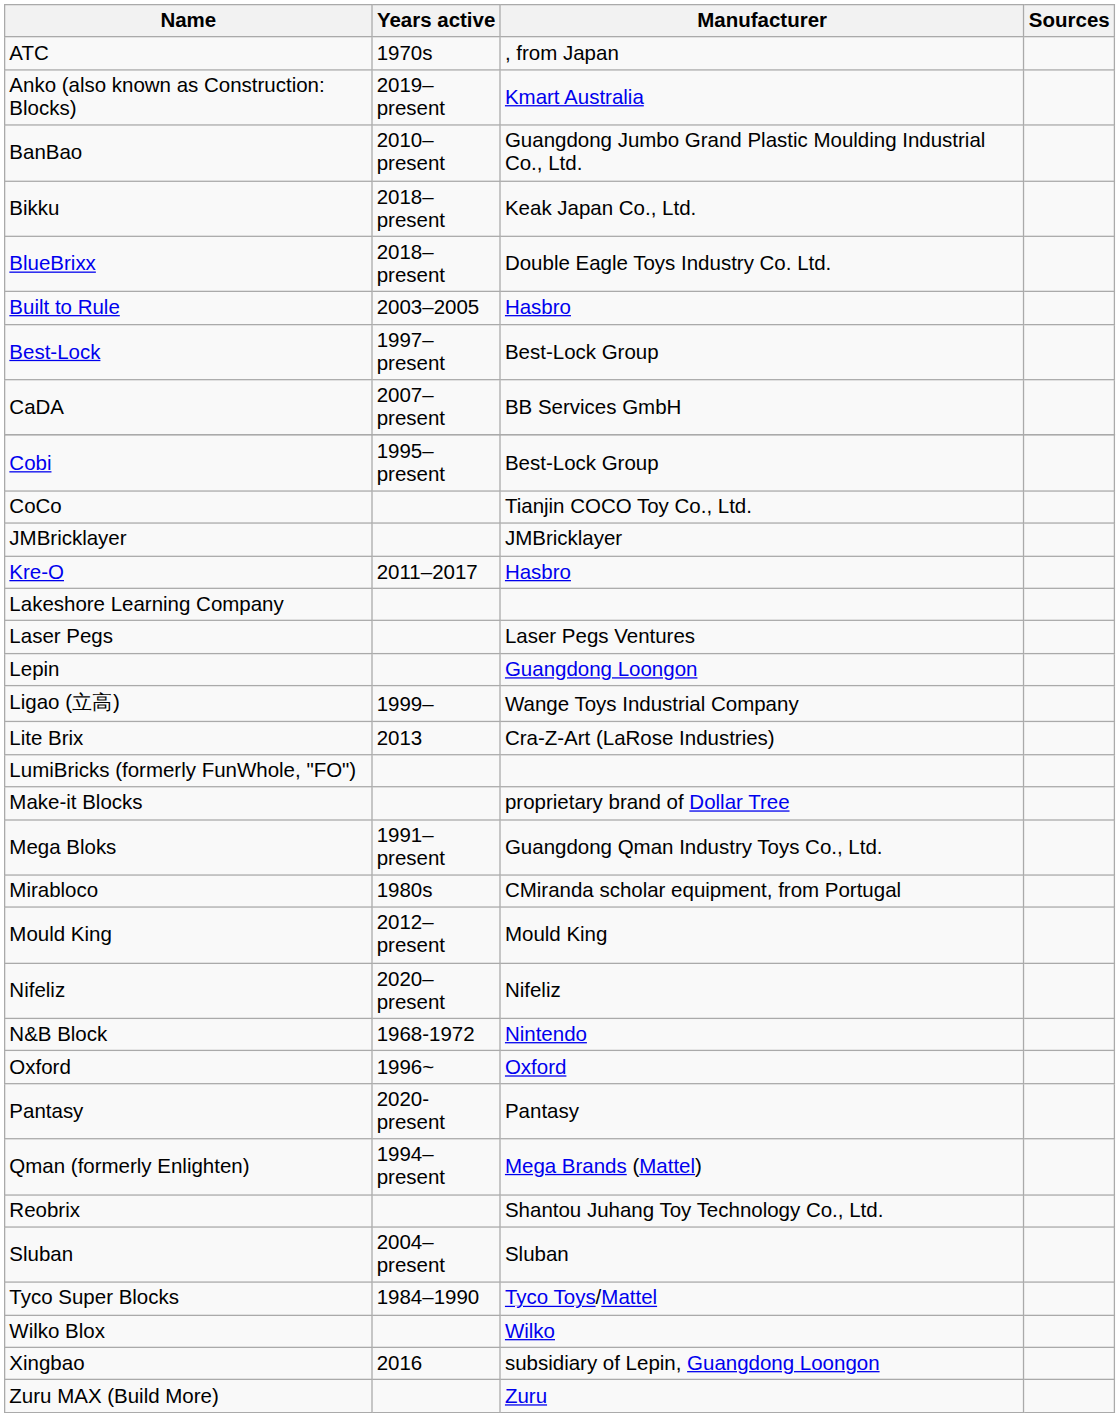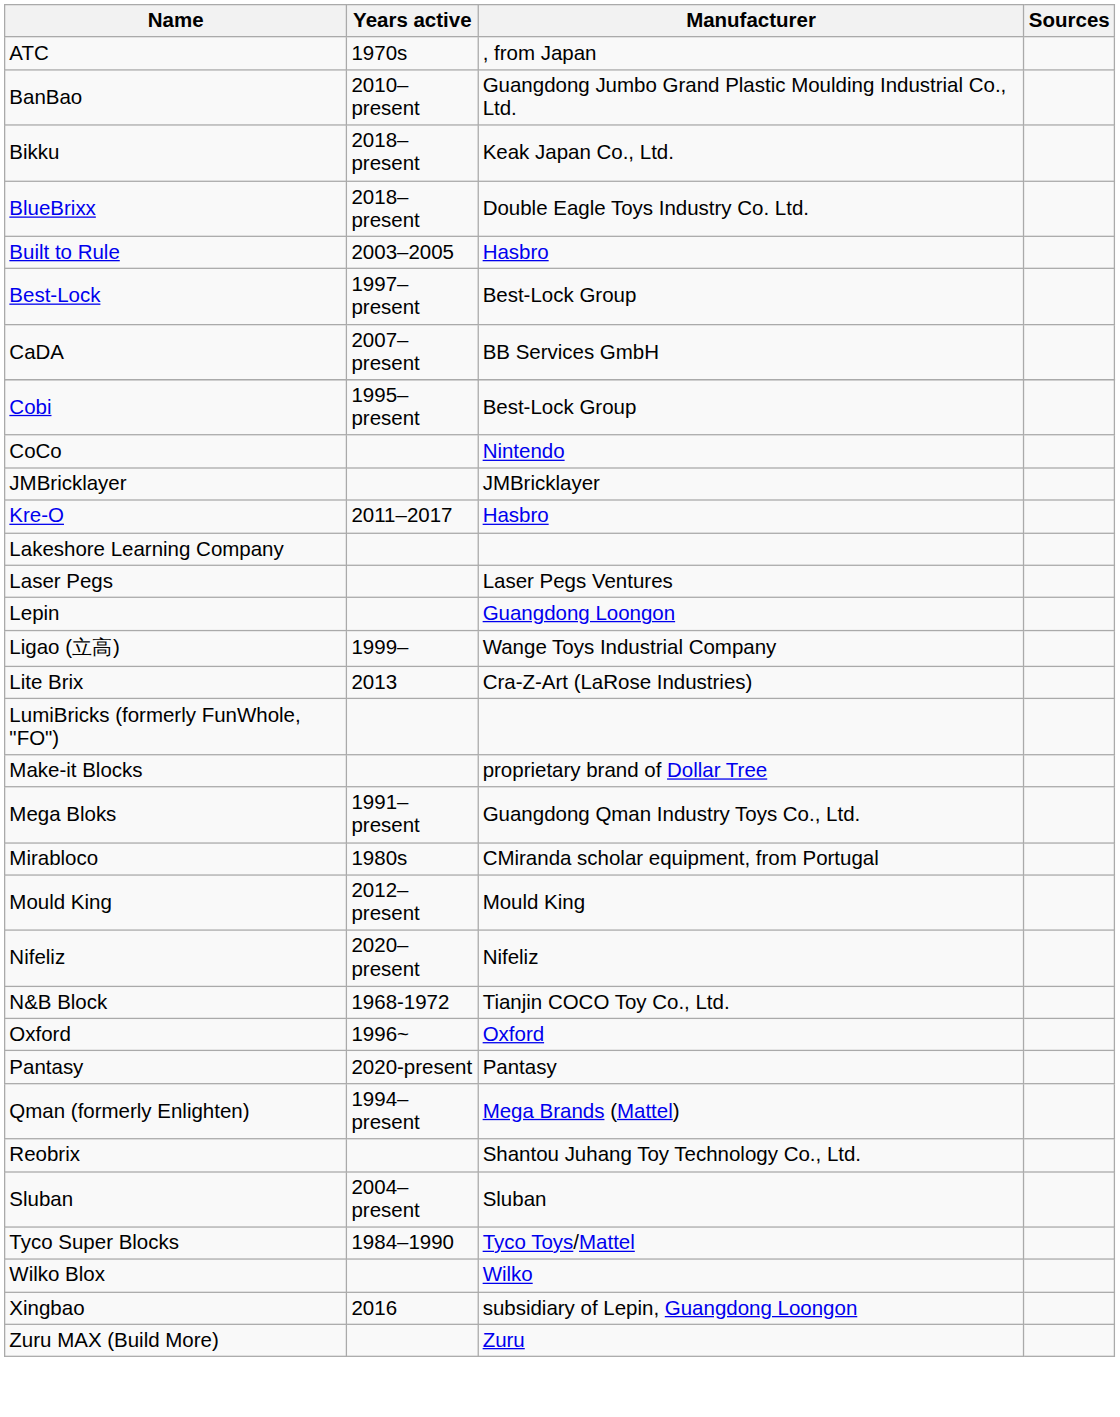- row: (167, 97)
(628, 506) Tianjin COCO Toy Co., Ltd. -> (524, 451) Nintendo
(546, 1034) Nintendo -> (606, 1002) Tianjin COCO Toy Co., Ltd.
